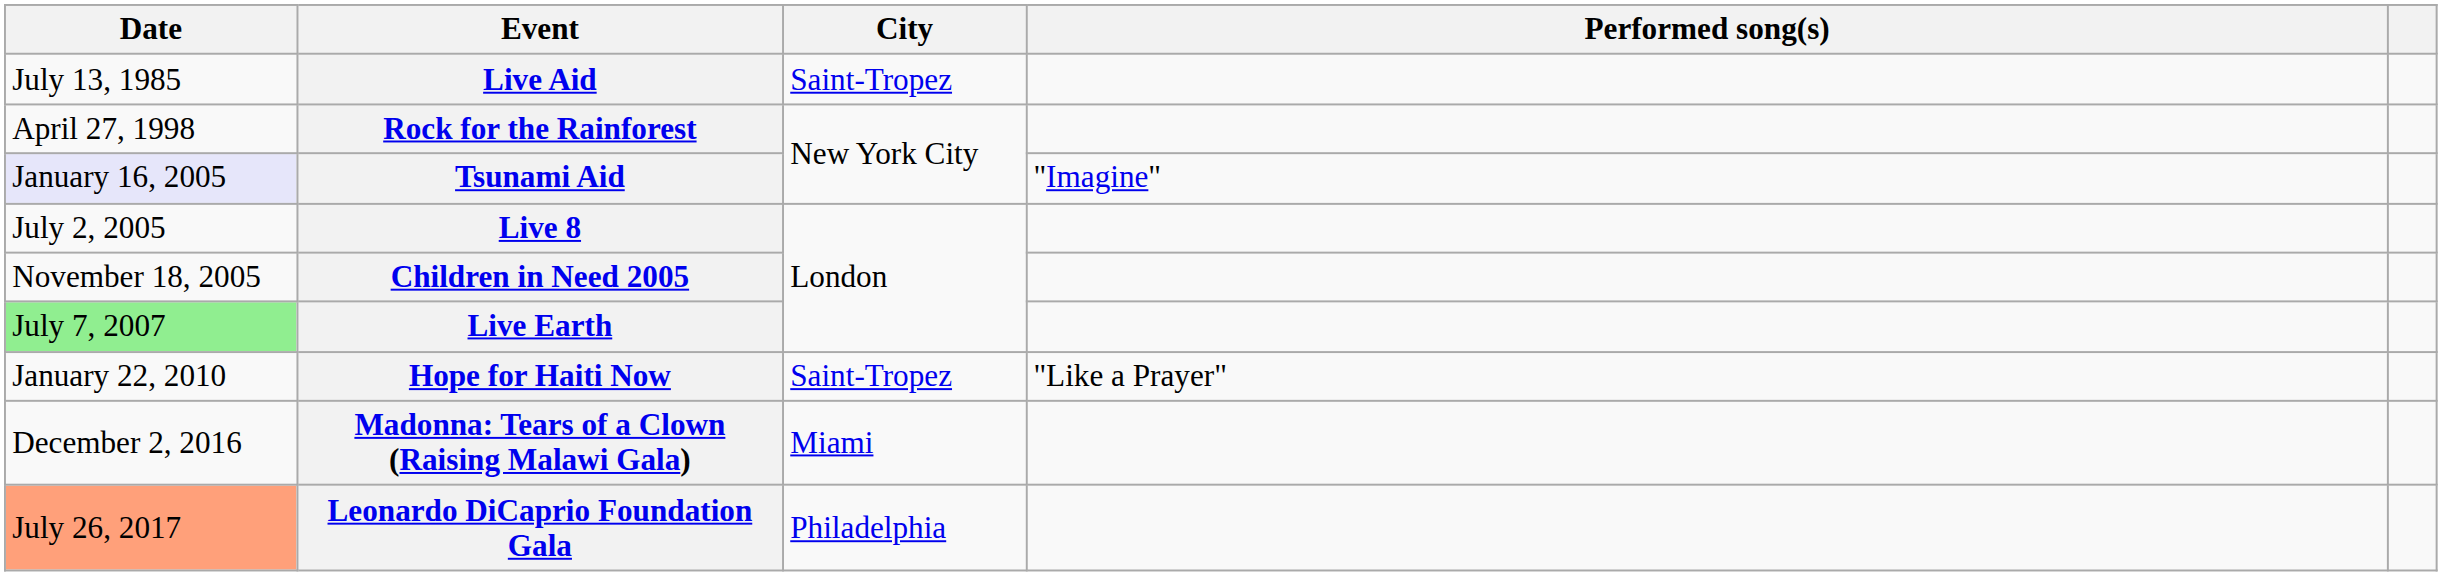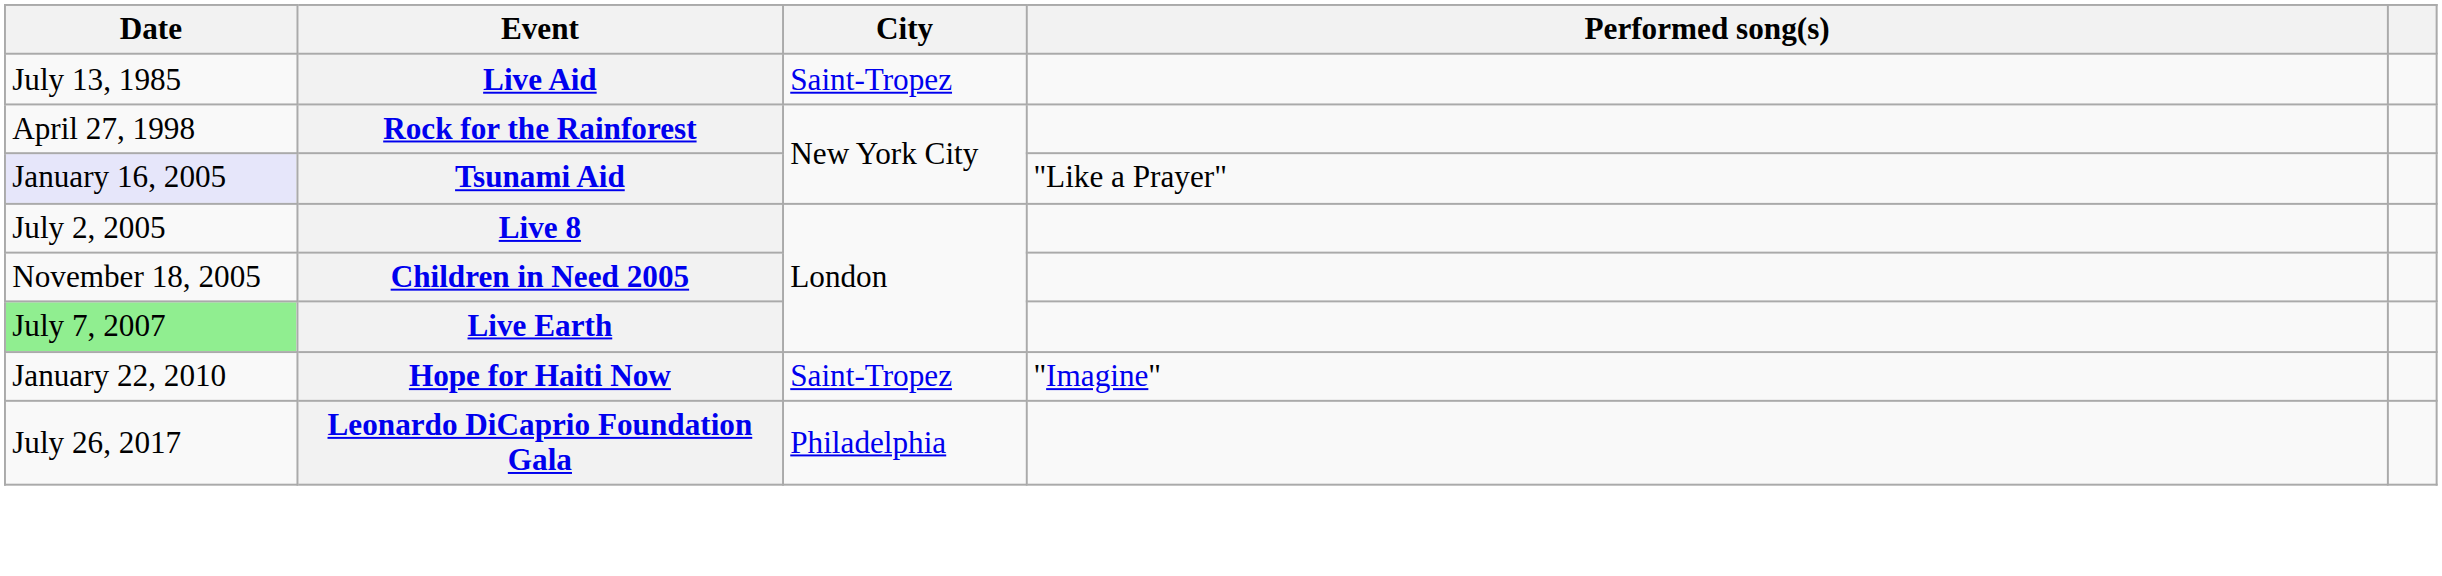(1097, 177) "Imagine" -> (1130, 177) "Like a Prayer"
(1130, 375) "Like a Prayer" -> (1097, 375) "Imagine"
- row: (540, 442)
(97, 527) lightsalmon background -> (97, 442) no background
